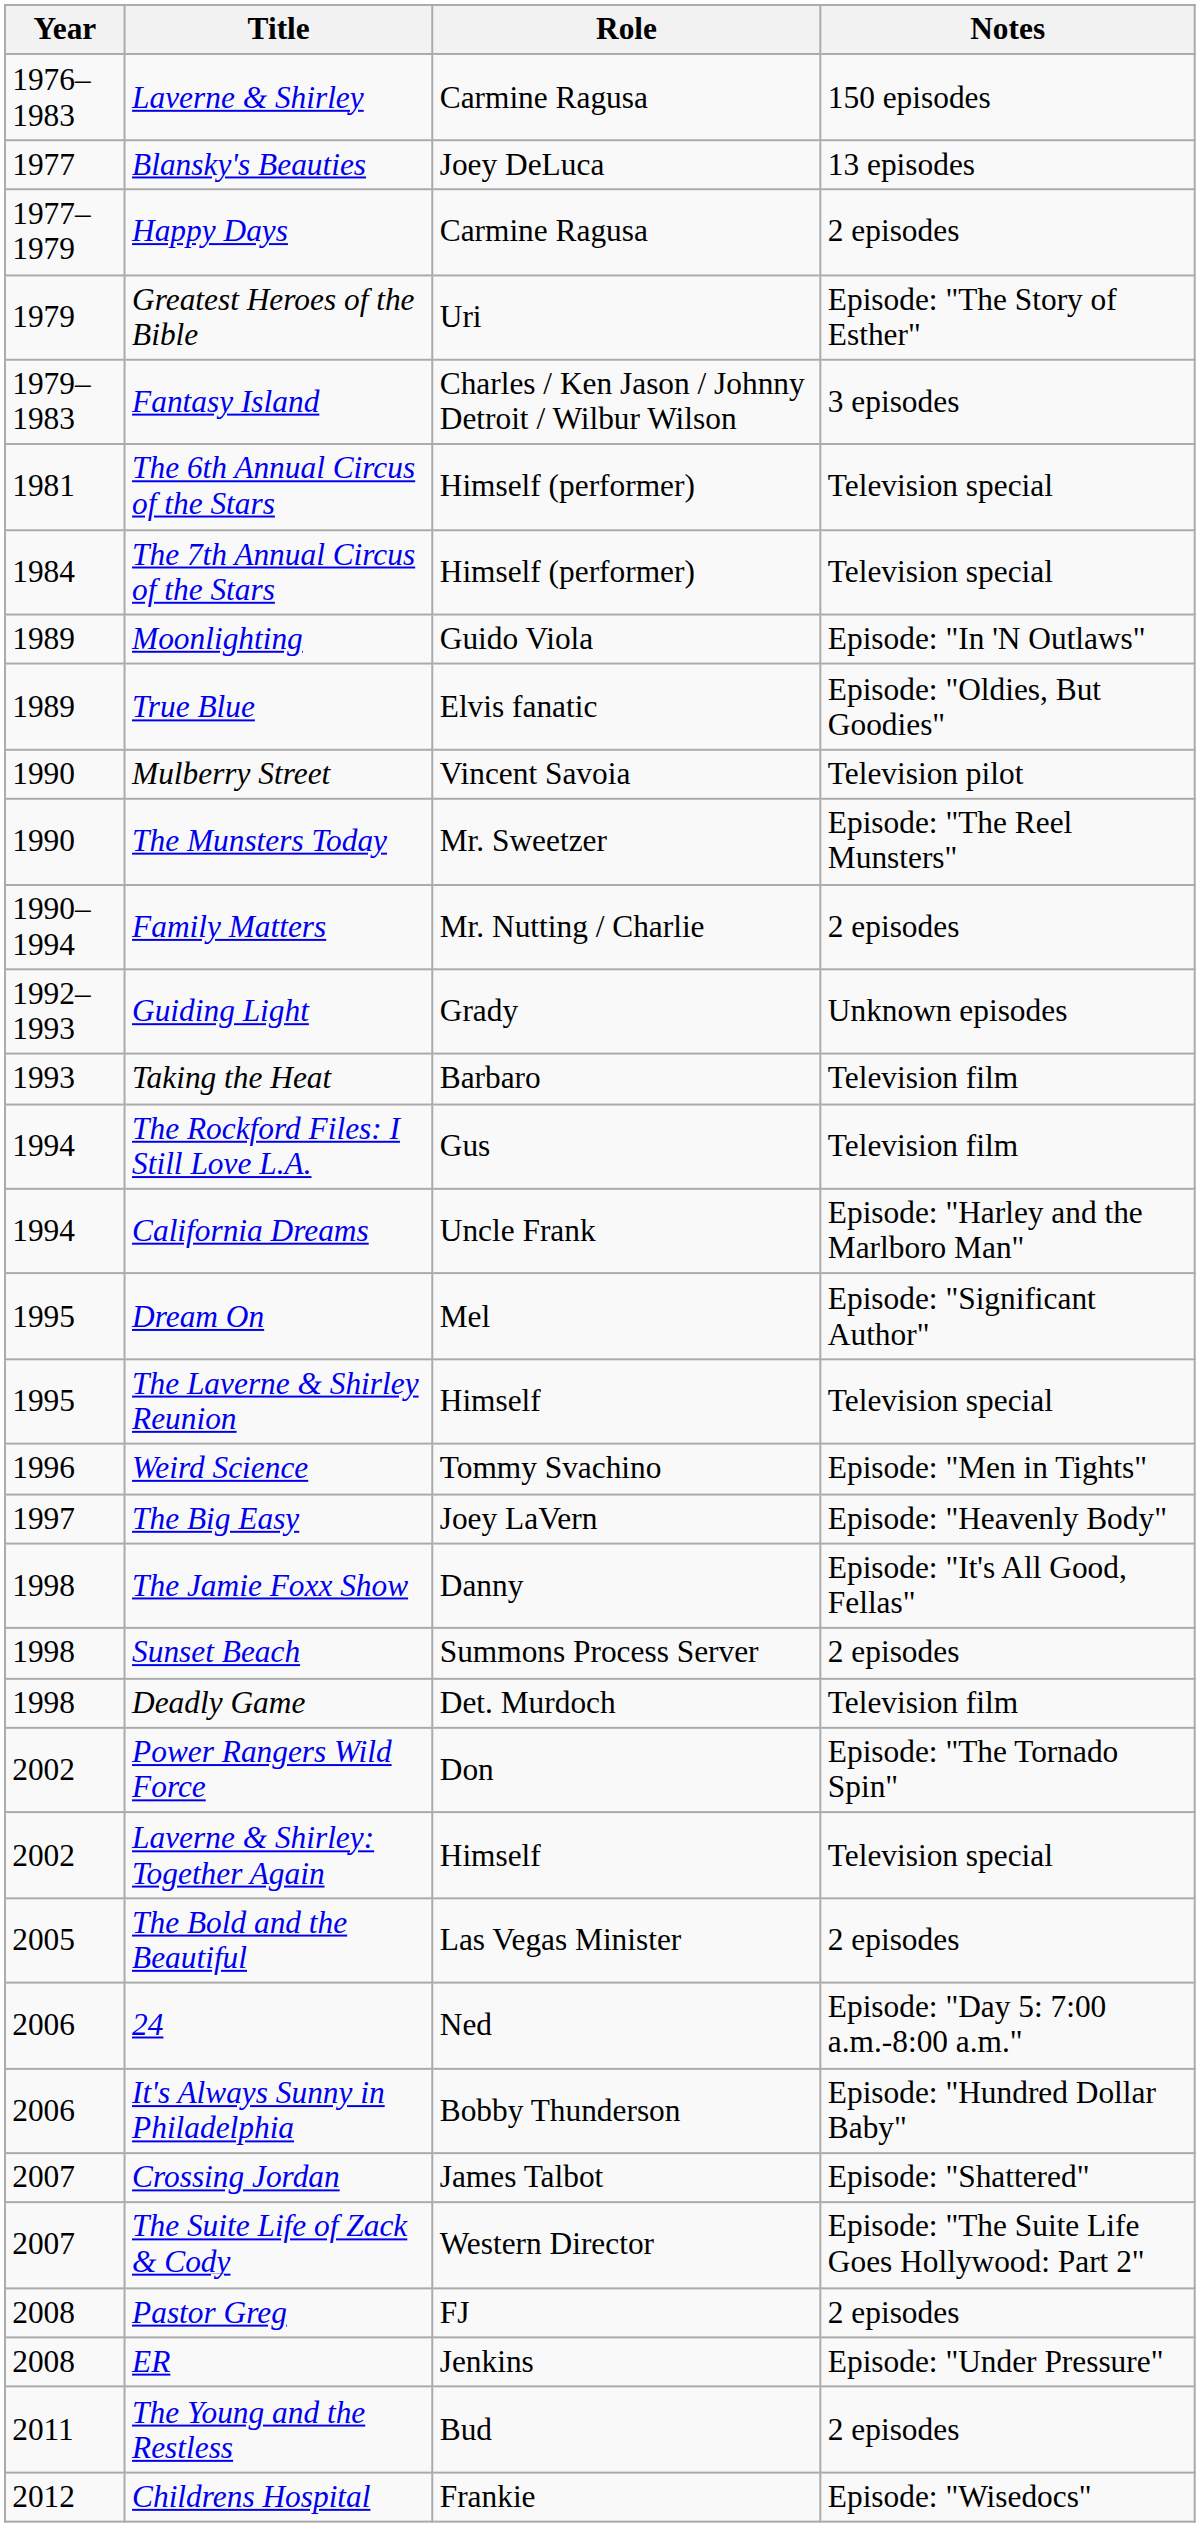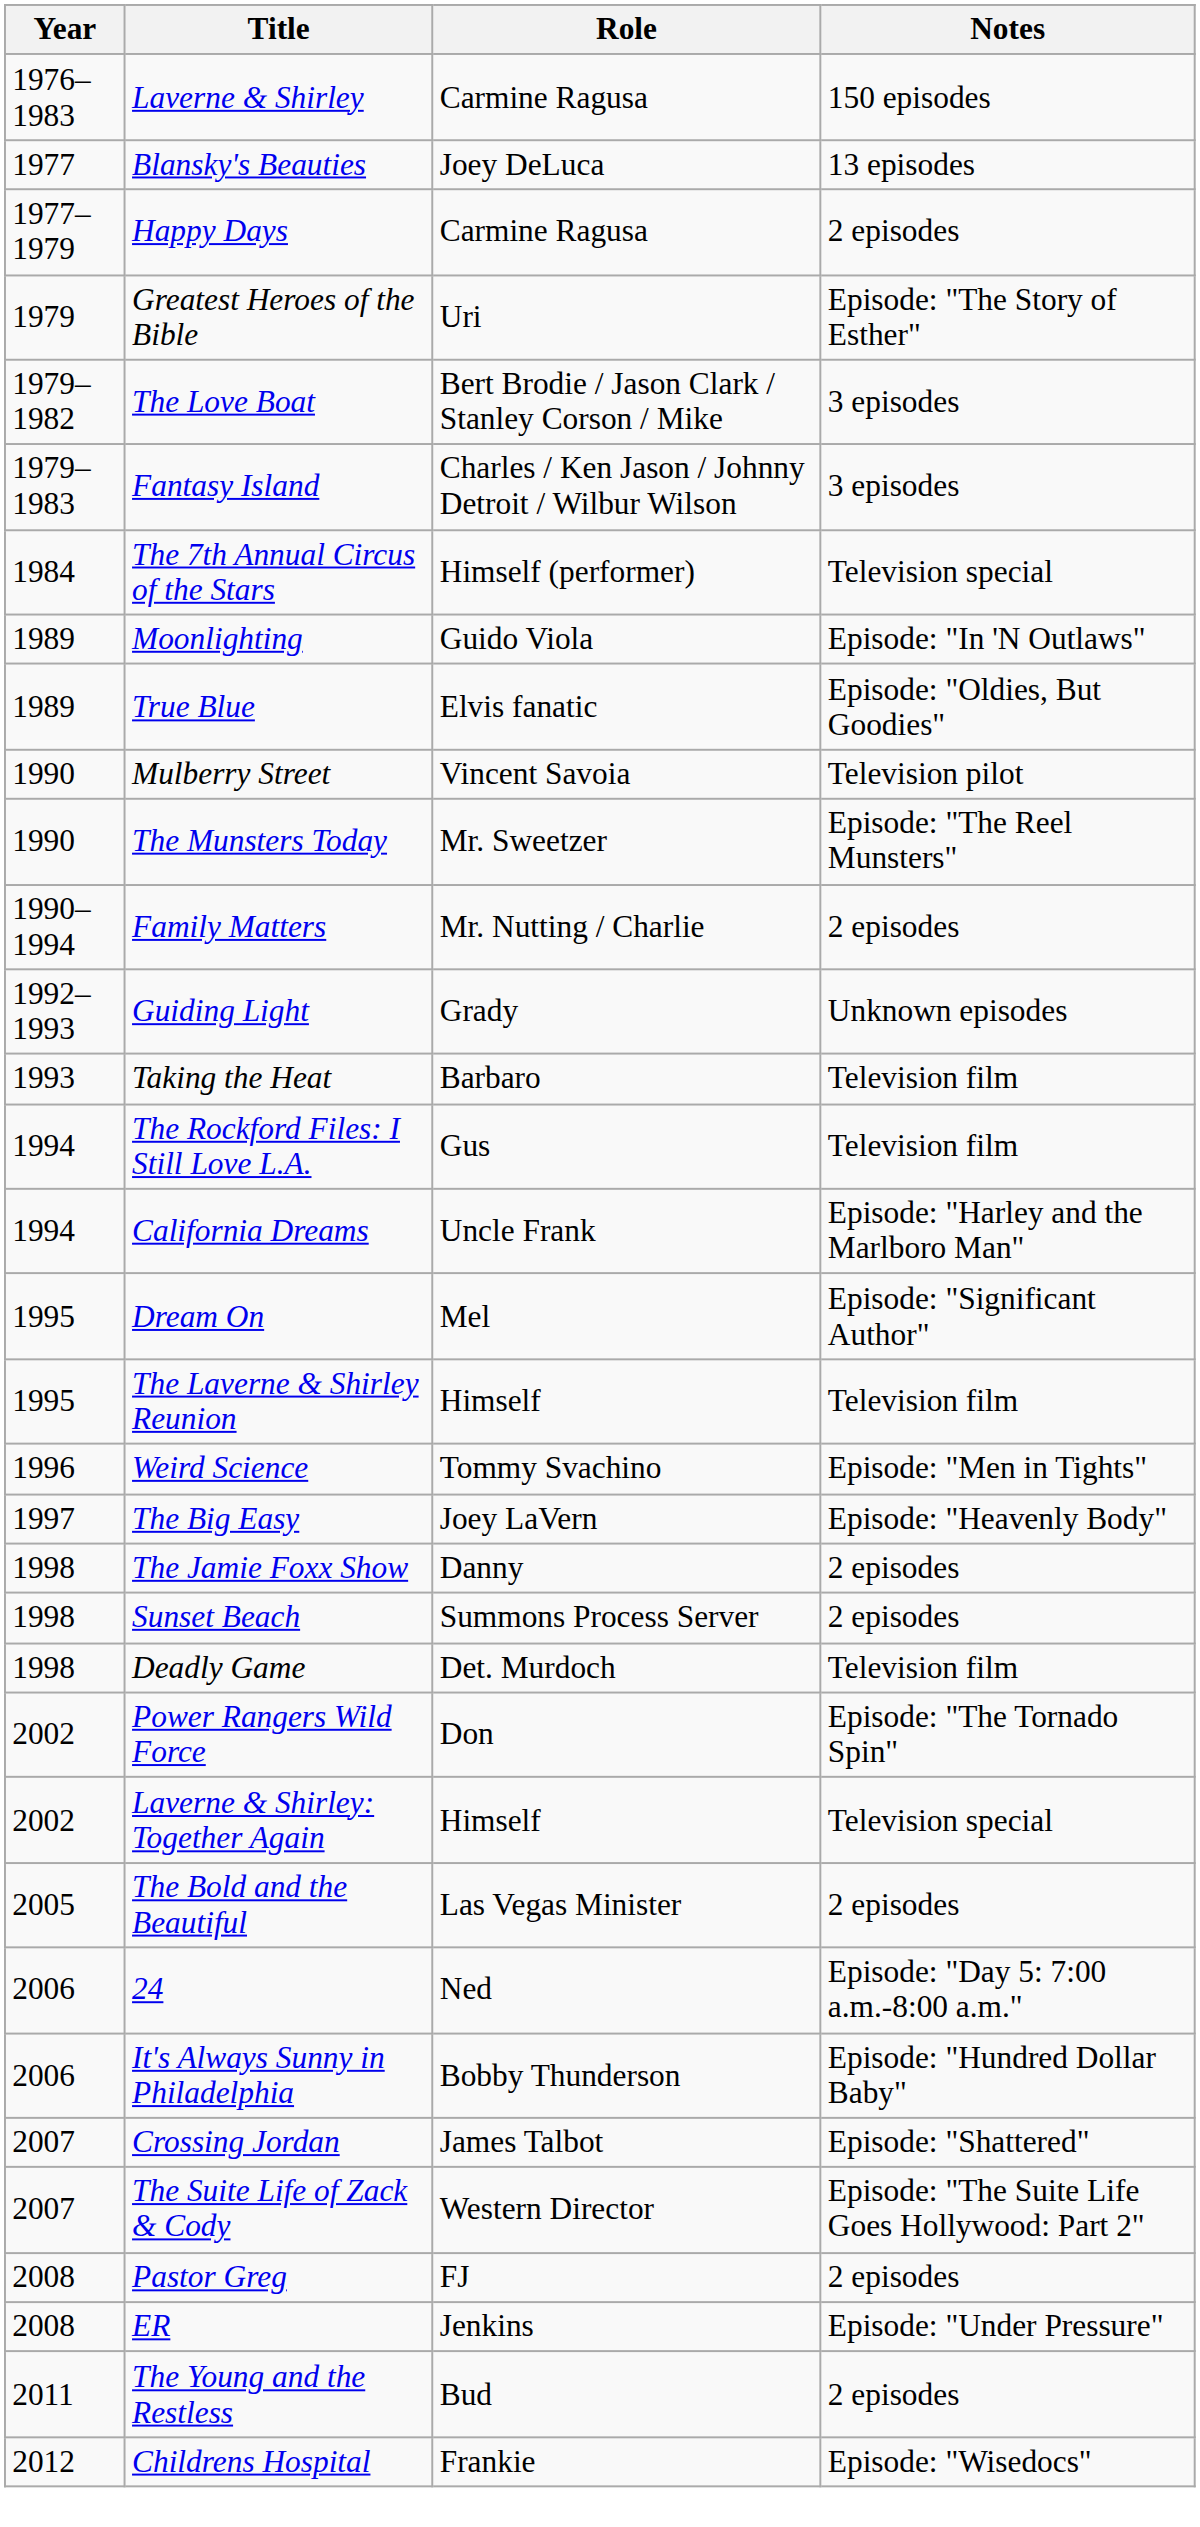+ row: (224, 401)
- row: (274, 486)
(940, 1400) Television special -> (923, 1400) Television film
(977, 1585) Episode: "It's All Good, Fellas" -> (894, 1567) 2 episodes
